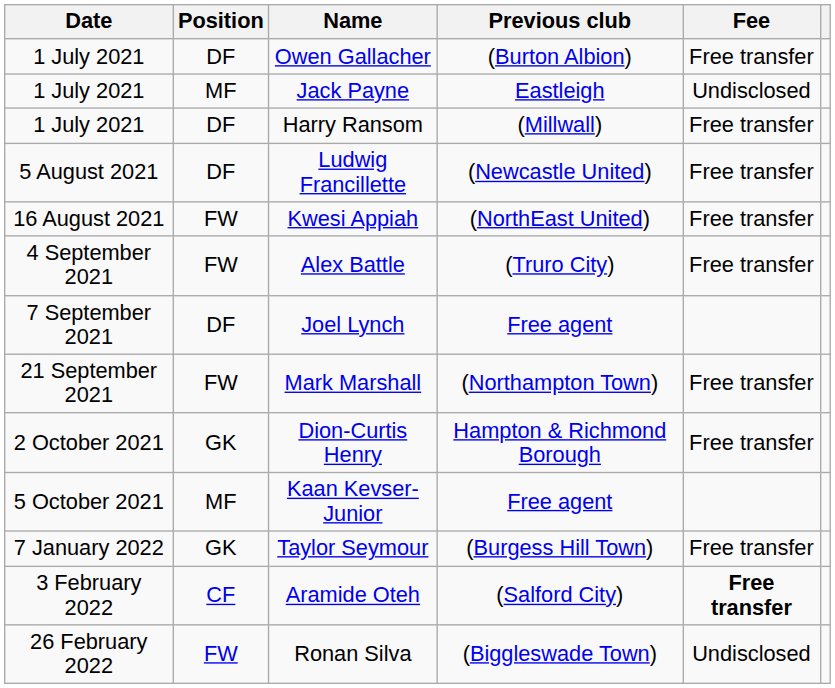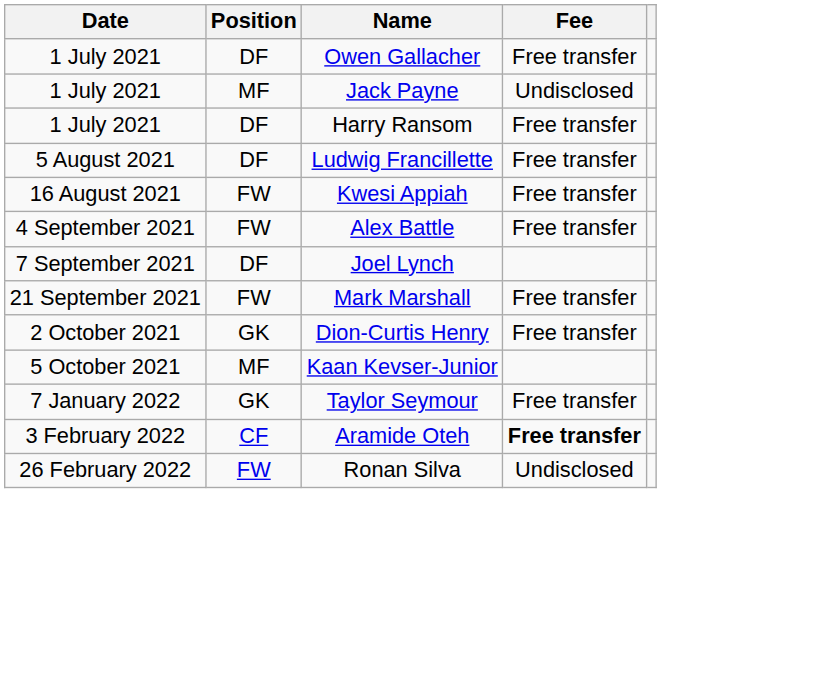- column: (560, 21)
